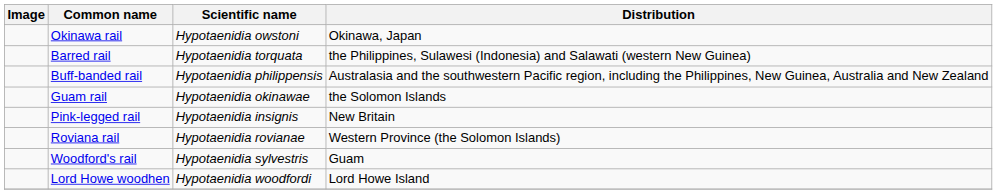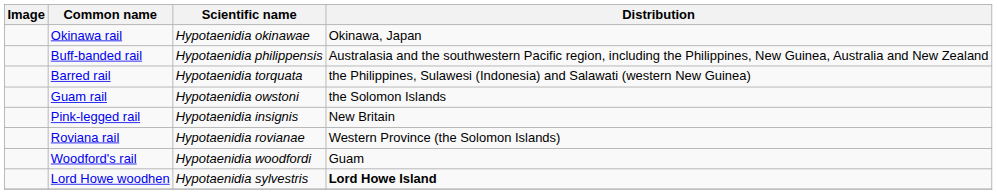(237, 35) Hypotaenidia owstoni -> (243, 35) Hypotaenidia okinawae
rows swapped: (81, 55) <-> (96, 76)
(243, 96) Hypotaenidia okinawae -> (237, 96) Hypotaenidia owstoni
(242, 158) Hypotaenidia sylvestris -> (243, 158) Hypotaenidia woodfordi
(243, 179) Hypotaenidia woodfordi -> (242, 179) Hypotaenidia sylvestris
(379, 179) normal -> (383, 179) bold
